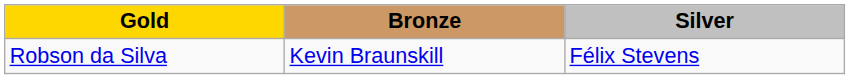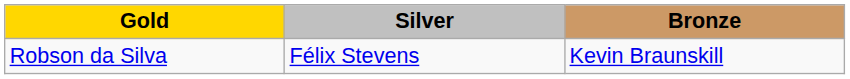columns swapped: (705, 21) <-> (425, 21)
